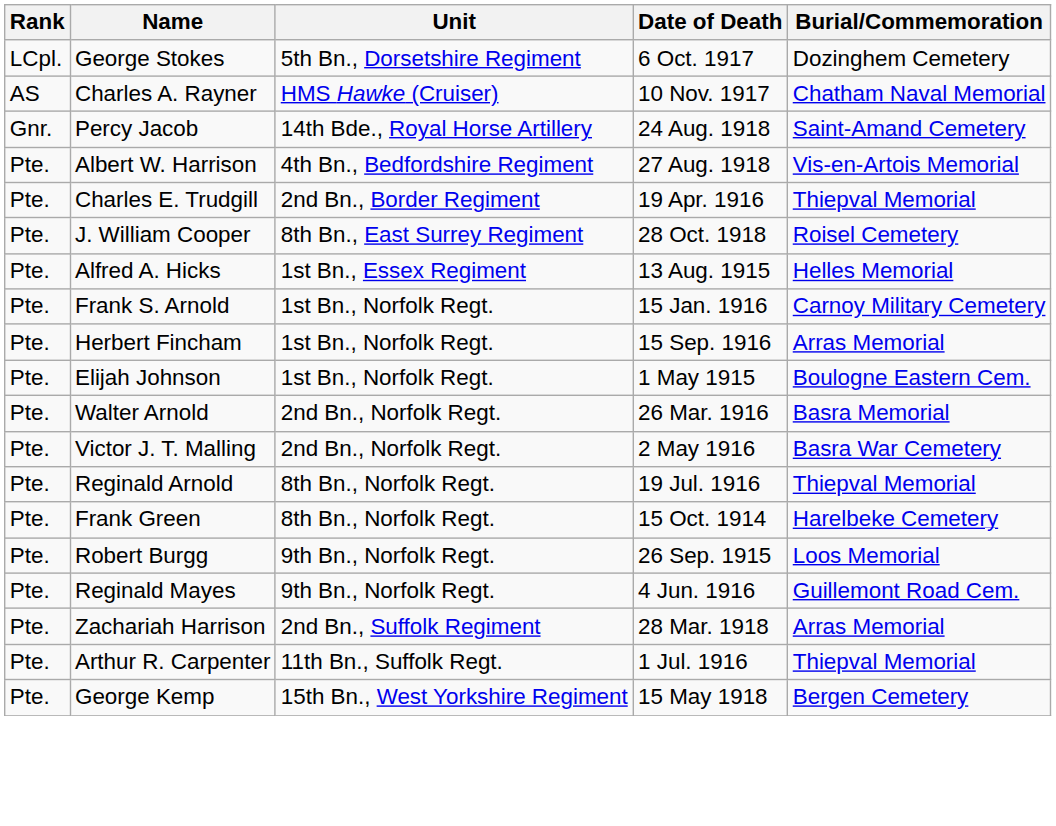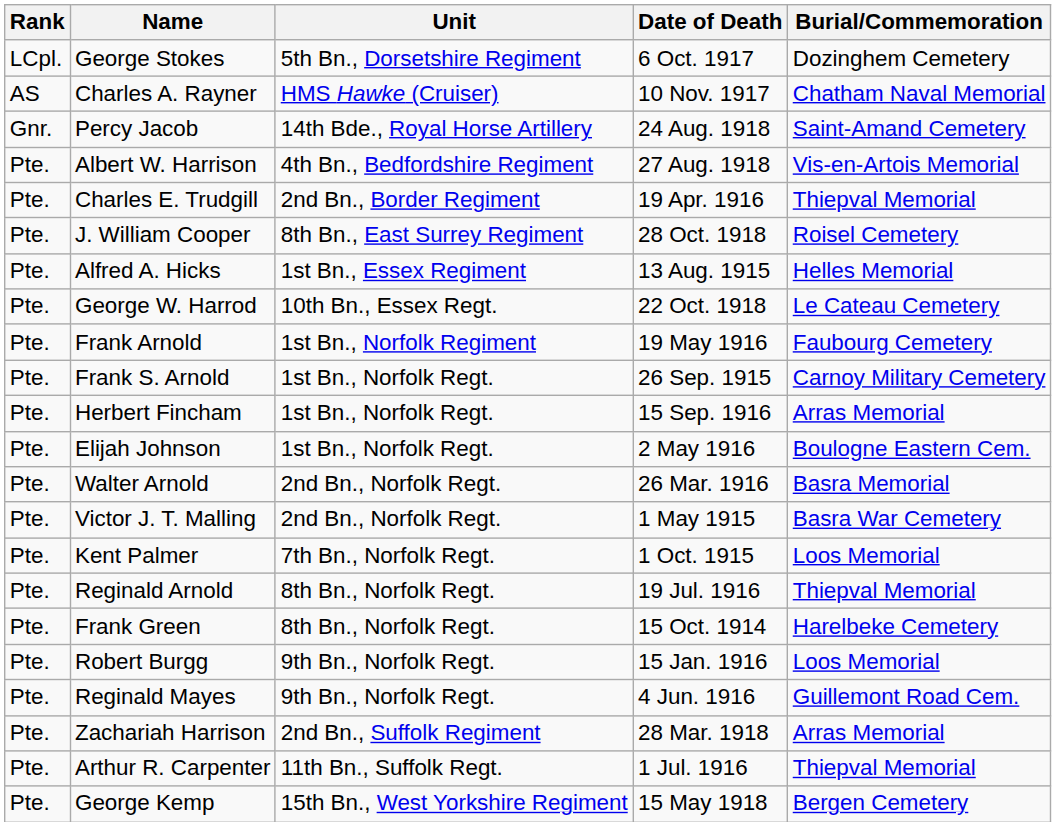+ row: (166, 306)
+ row: (138, 341)
(703, 306) 15 Jan. 1916 -> (705, 377) 26 Sep. 1915
(697, 377) 1 May 1915 -> (697, 448) 2 May 1916
(697, 448) 2 May 1916 -> (697, 519) 1 May 1915
+ row: (137, 555)
(705, 555) 26 Sep. 1915 -> (703, 661) 15 Jan. 1916
